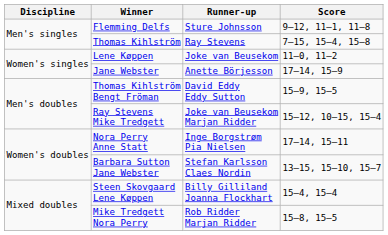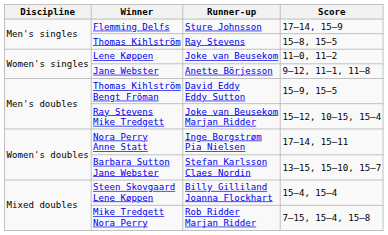(326, 27) 9–12, 11–1, 11–8 -> (313, 27) 17–14, 15–9
(326, 41) 7–15, 15–4, 15–8 -> (310, 41) 15–8, 15–5
(313, 71) 17–14, 15–9 -> (326, 71) 9–12, 11–1, 11–8
(310, 218) 15–8, 15–5 -> (326, 218) 7–15, 15–4, 15–8
